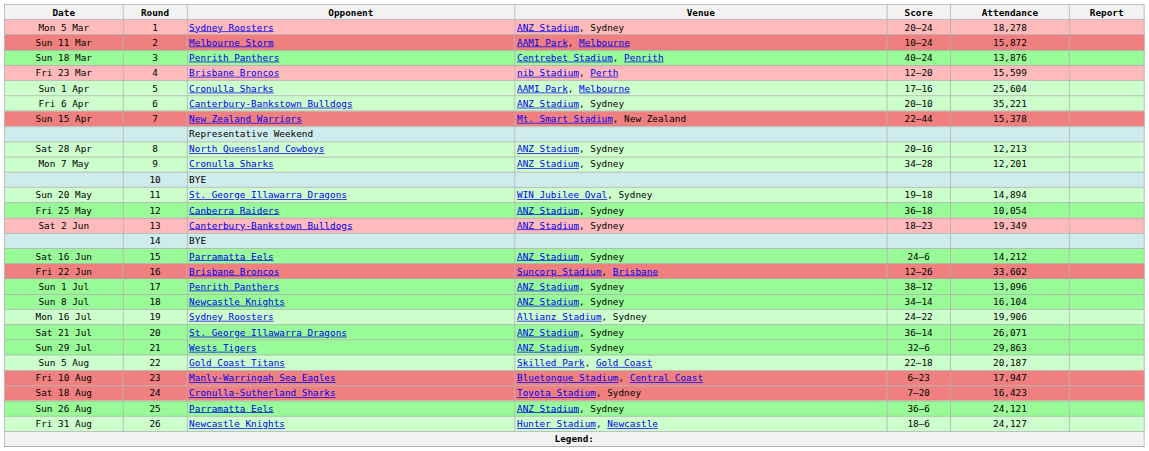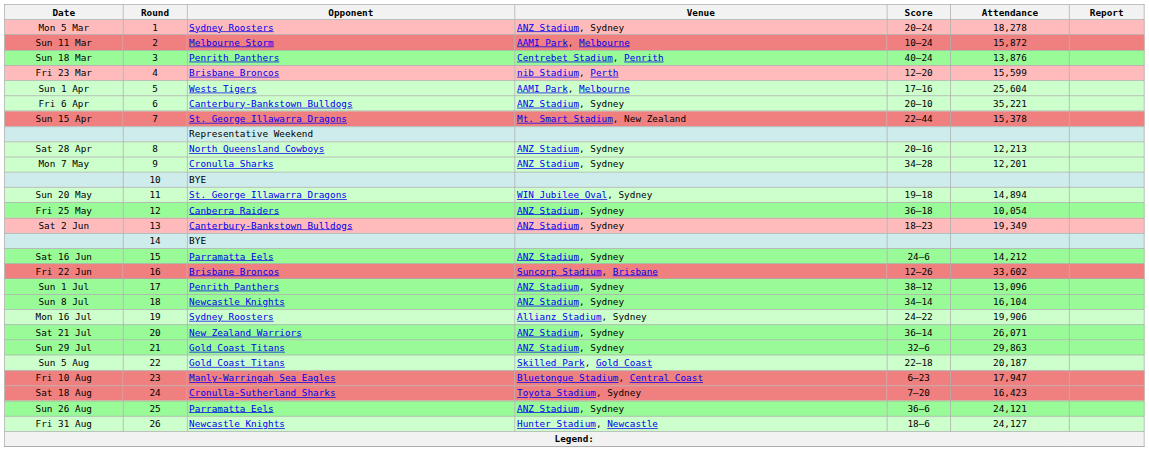(231, 88) Cronulla Sharks -> (223, 88) Wests Tigers
(245, 119) New Zealand Warriors -> (268, 119) St. George Illawarra Dragons
(268, 332) St. George Illawarra Dragons -> (245, 332) New Zealand Warriors
(223, 348) Wests Tigers -> (237, 348) Gold Coast Titans
